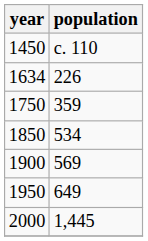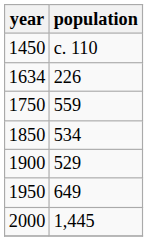(67, 105) 359 -> (67, 105) 559
(67, 163) 569 -> (67, 163) 529
